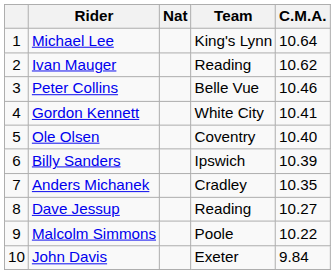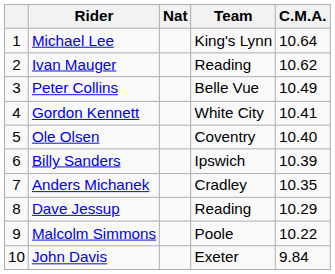(298, 88) 10.46 -> (298, 88) 10.49
(298, 209) 10.27 -> (298, 209) 10.29
